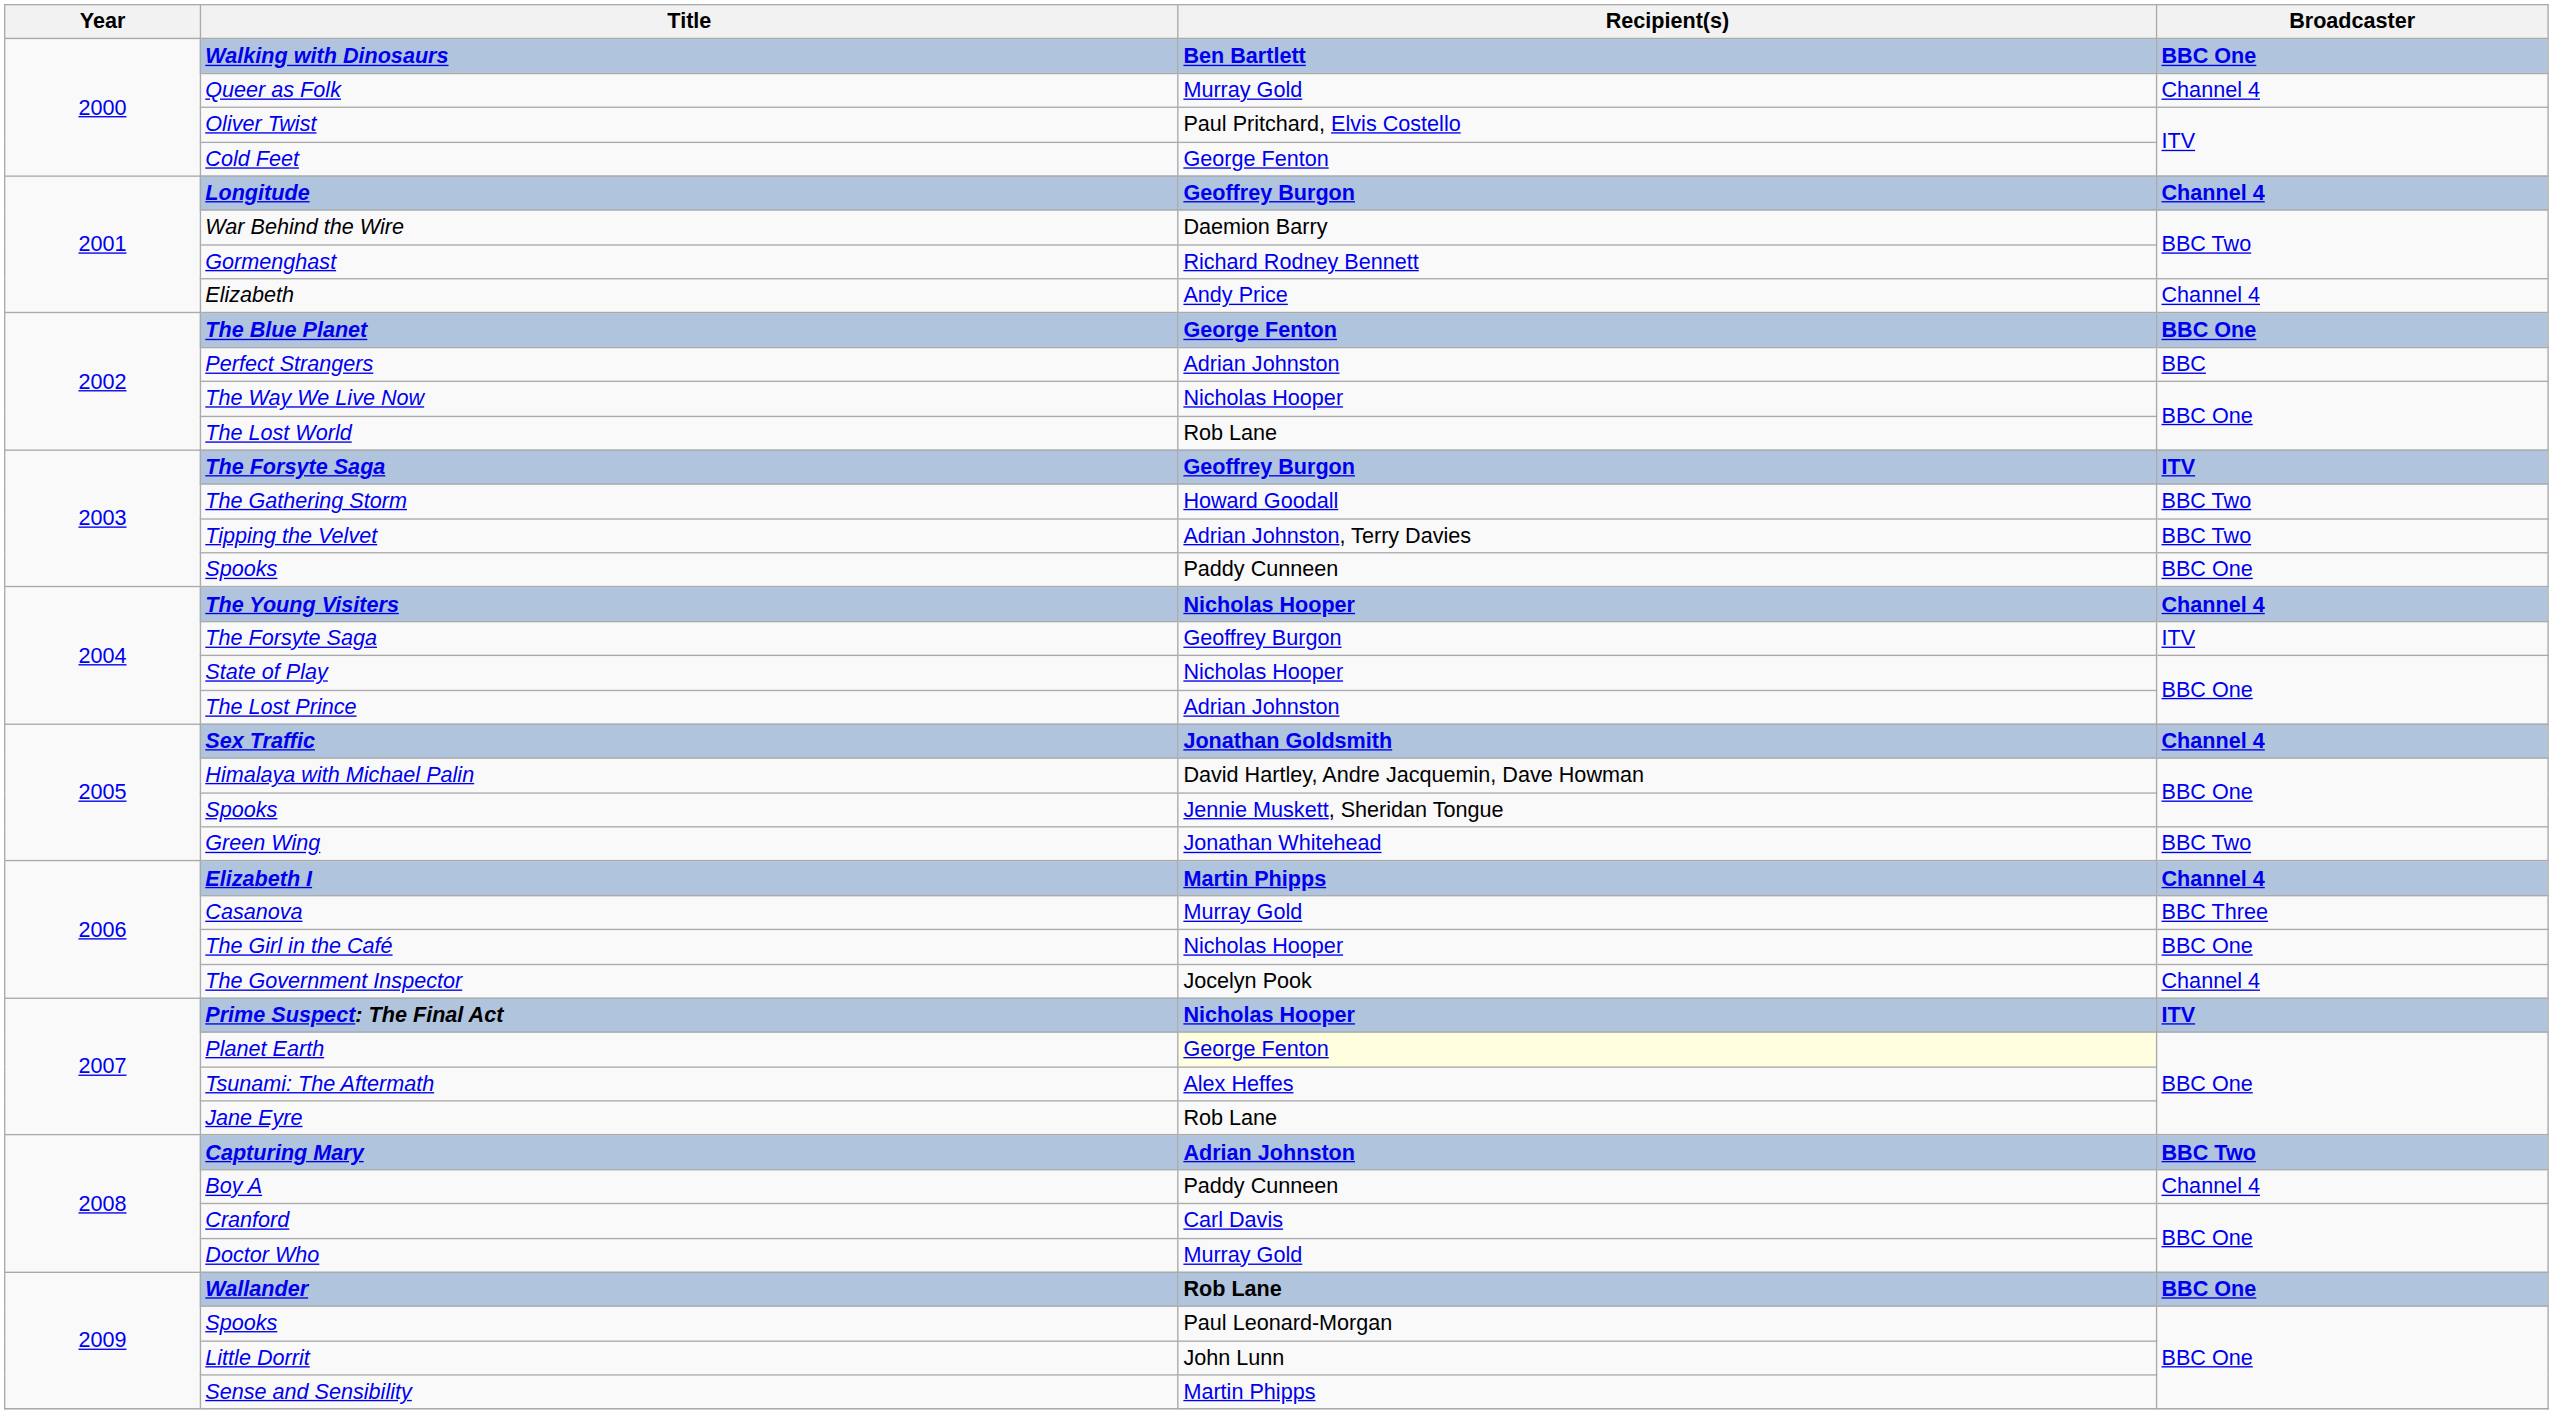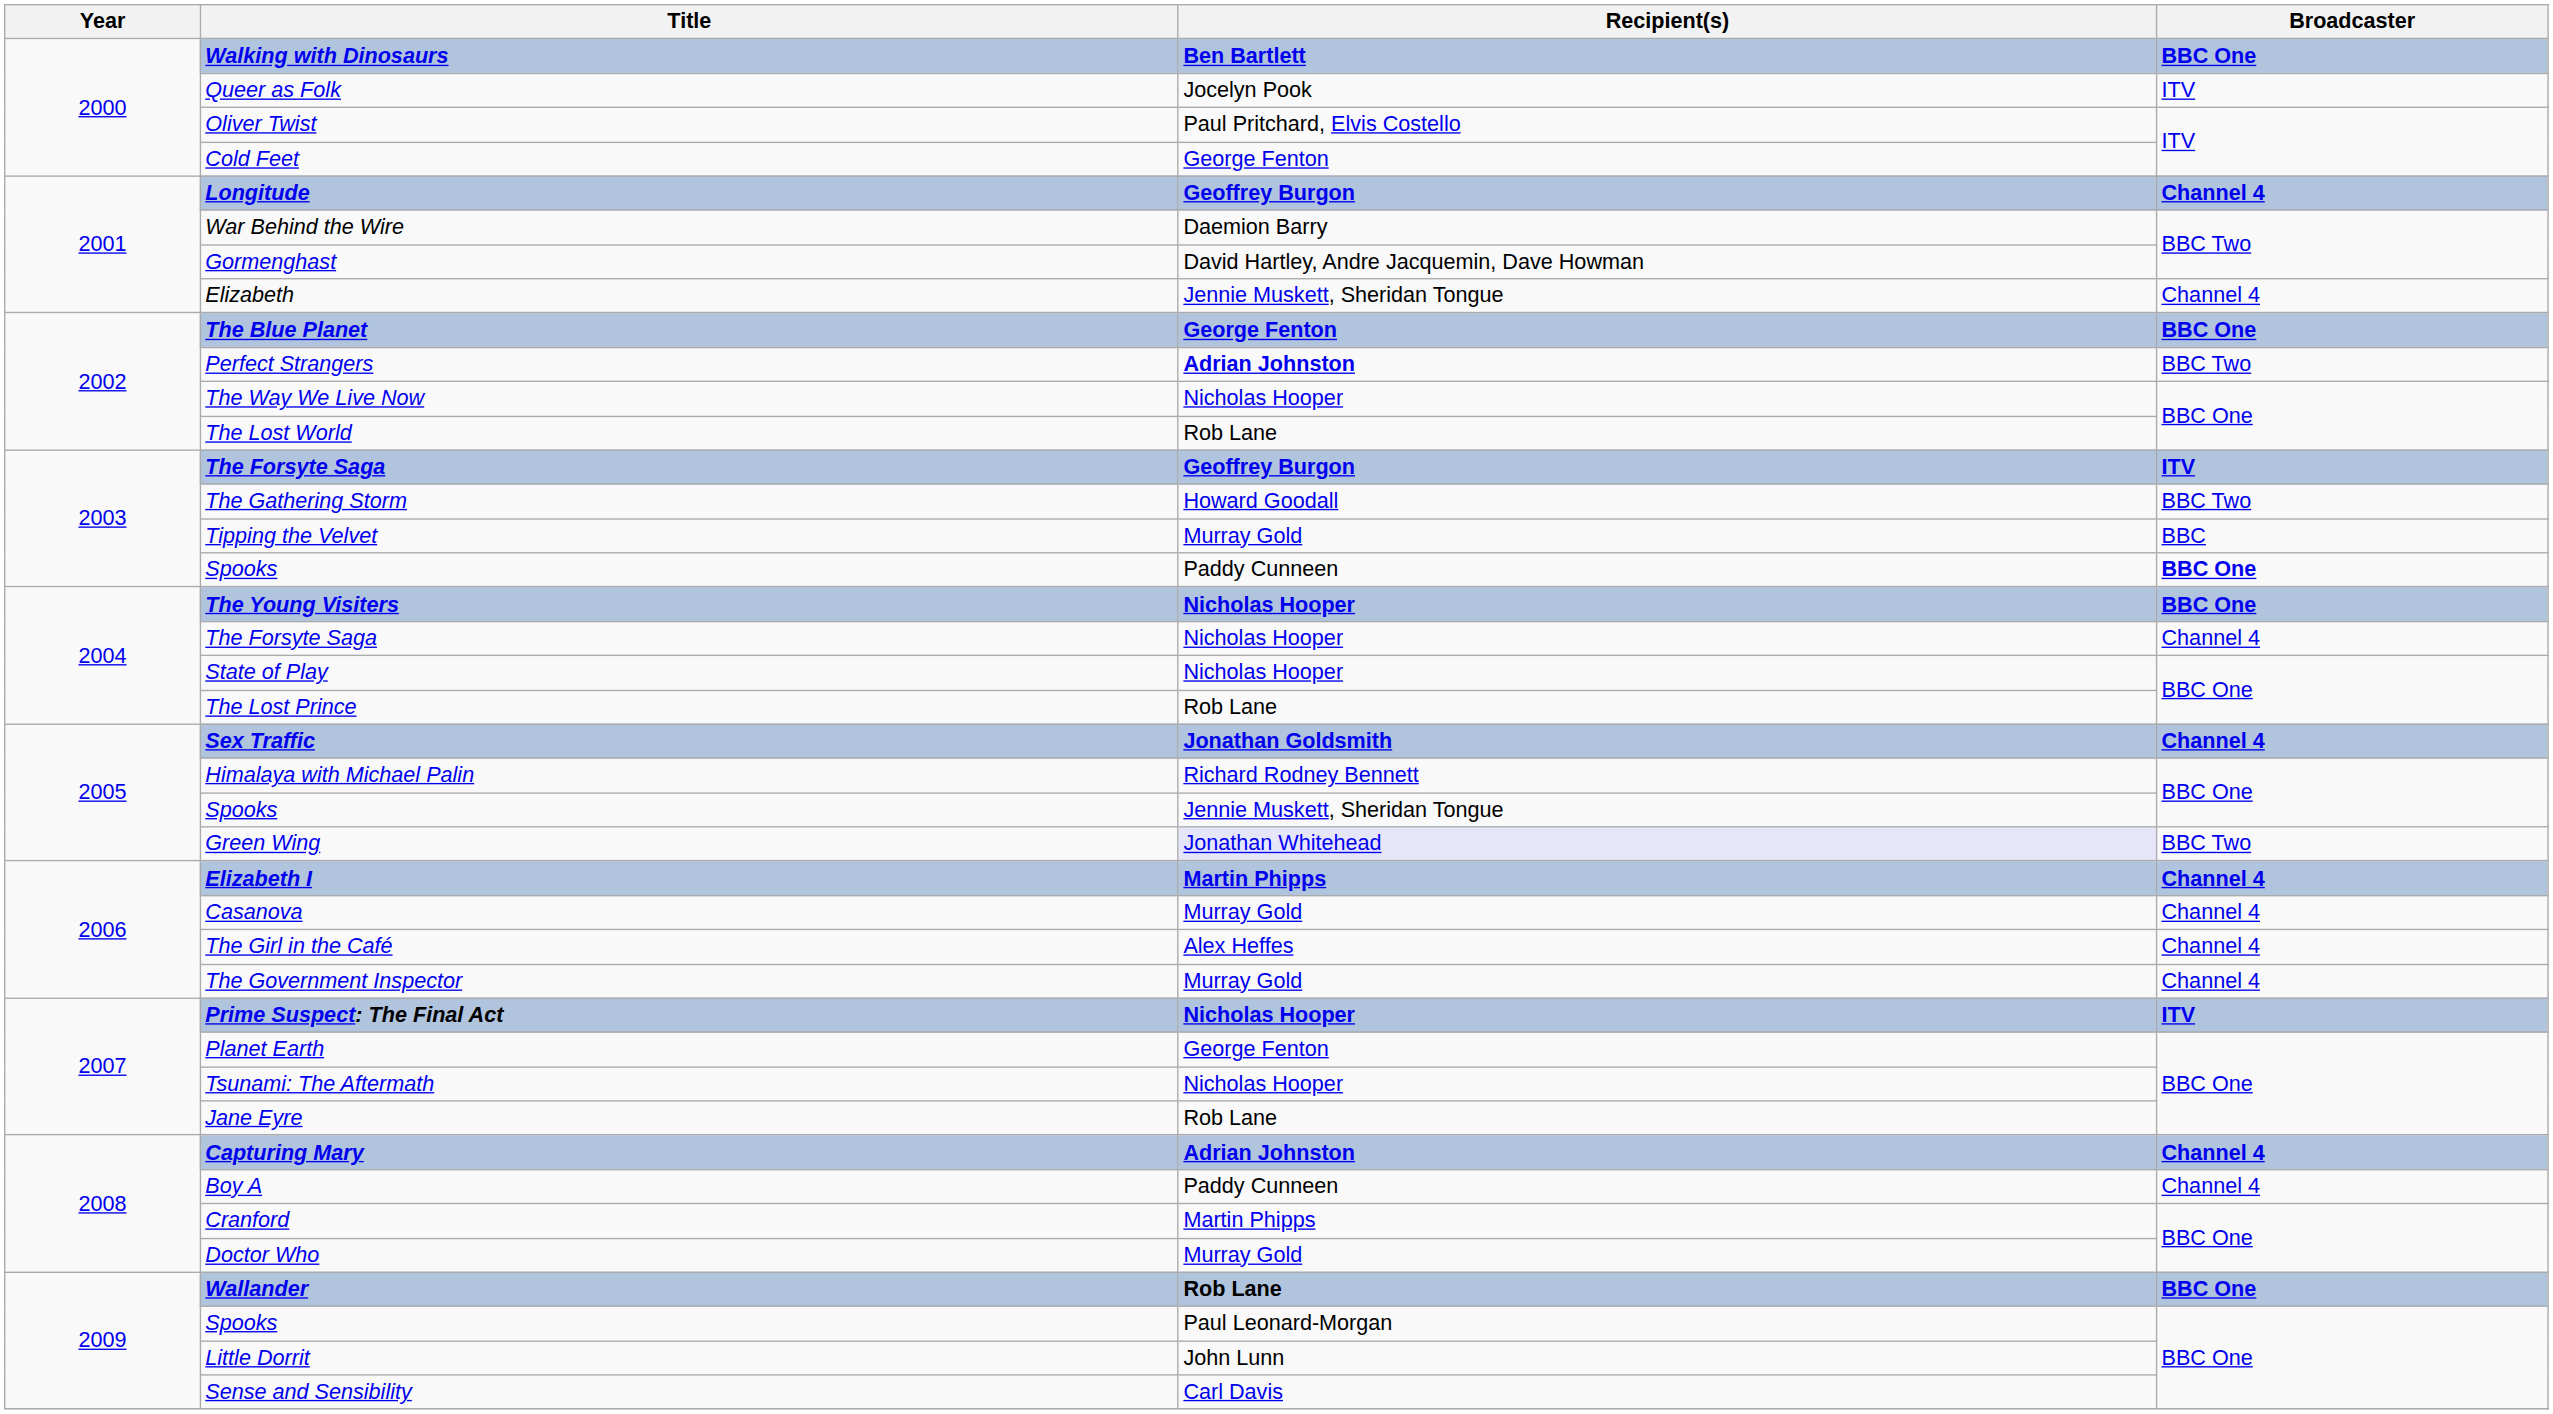(1243, 90) Murray Gold -> (1248, 90) Jocelyn Pook
(2211, 90) Channel 4 -> (2178, 90) ITV
(1301, 261) Richard Rodney Bennett -> (1414, 261) David Hartley, Andre Jacquemin, Dave Howman
(1236, 295) Andy Price -> (1344, 295) Jennie Muskett, Sheridan Tongue
(1261, 364) normal -> (1269, 364) bold
(2184, 364) BBC -> (2206, 364) BBC Two
(1327, 535) Adrian Johnston, Terry Davies -> (1243, 535) Murray Gold
(2206, 535) BBC Two -> (2184, 535) BBC
(2207, 569) normal -> (2209, 569) bold
(2213, 603) Channel 4 -> (2209, 603) BBC One
(1262, 638) Geoffrey Burgon -> (1263, 638) Nicholas Hooper
(2178, 638) ITV -> (2211, 638) Channel 4
(1261, 706) Adrian Johnston -> (1230, 706) Rob Lane
(1414, 775) David Hartley, Andre Jacquemin, Dave Howman -> (1301, 775) Richard Rodney Bennett
(1282, 843) no background -> (1282, 843) lavender background
(2215, 912) BBC Three -> (2211, 912) Channel 4
(1263, 946) Nicholas Hooper -> (1238, 946) Alex Heffes
(2207, 946) BBC One -> (2211, 946) Channel 4
(1248, 980) Jocelyn Pook -> (1243, 980) Murray Gold
(1256, 1049) lightyellow background -> (1256, 1049) no background
(1238, 1083) Alex Heffes -> (1263, 1083) Nicholas Hooper
(2209, 1152) BBC Two -> (2213, 1152) Channel 4
(1233, 1220) Carl Davis -> (1249, 1220) Martin Phipps
(1249, 1391) Martin Phipps -> (1233, 1391) Carl Davis
